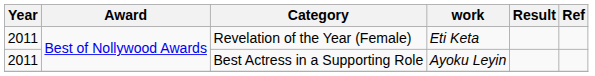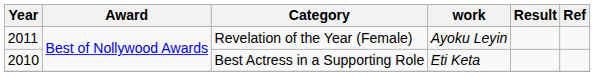(454, 37) Eti Keta -> (469, 37) Ayoku Leyin
(23, 60) 2011 -> (23, 60) 2010
(468, 60) Ayoku Leyin -> (455, 60) Eti Keta
